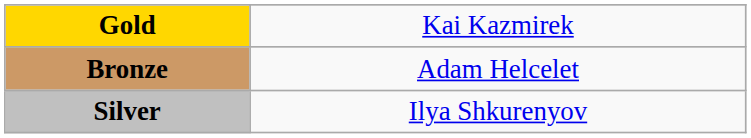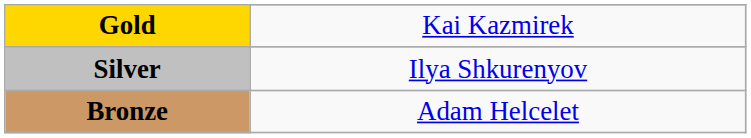rows swapped: (127, 111) <-> (127, 68)
